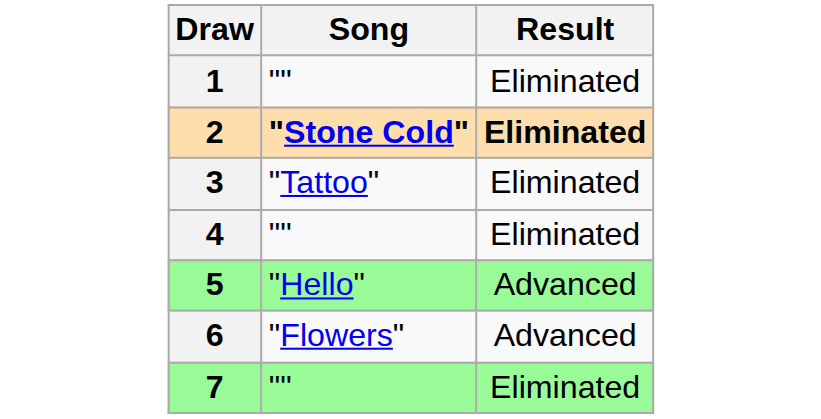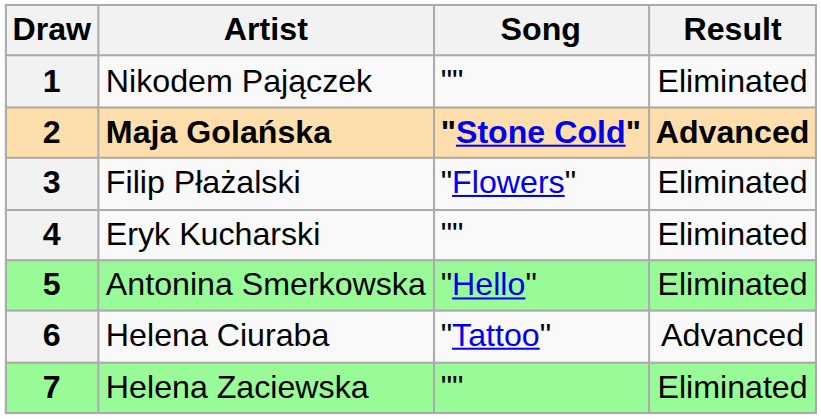+ column: (266, 30)
(565, 132) Eliminated -> (733, 132) Advanced
(324, 183) "Tattoo" -> (508, 183) "Flowers"
(565, 285) Advanced -> (733, 285) Eliminated
(337, 336) "Flowers" -> (496, 336) "Tattoo"
